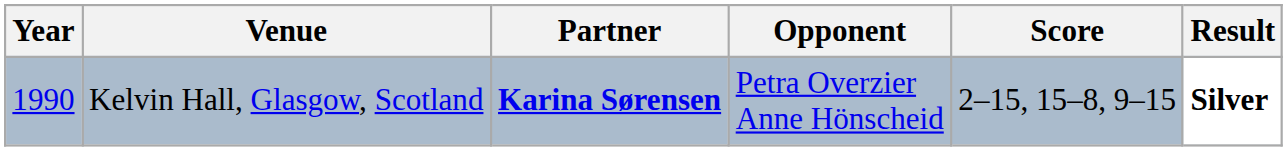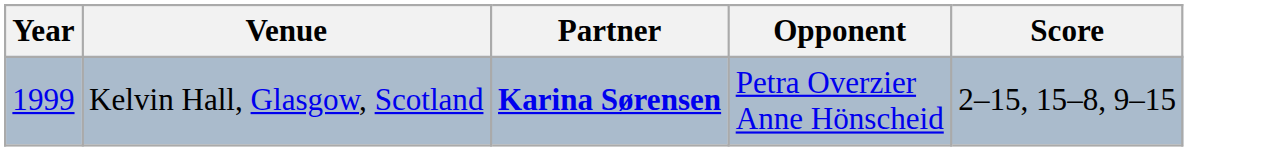- column: (1233, 30)
(43, 100) 1990 -> (43, 100) 1999
